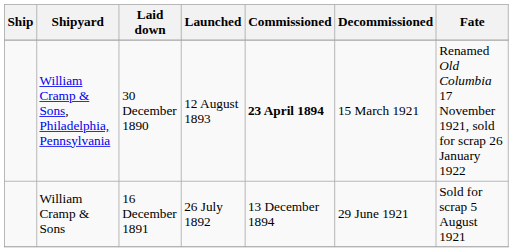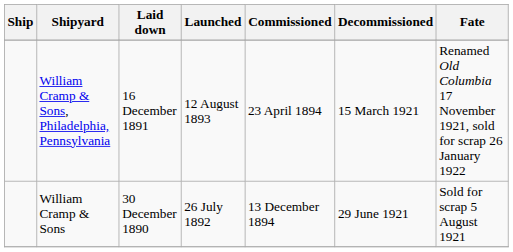(149, 110) 30 December 1890 -> (149, 110) 16 December 1891
(286, 110) bold -> (285, 110) normal
(149, 214) 16 December 1891 -> (149, 214) 30 December 1890
